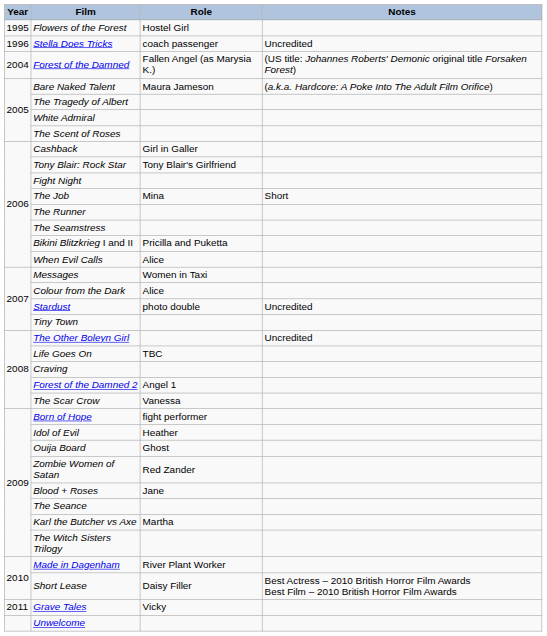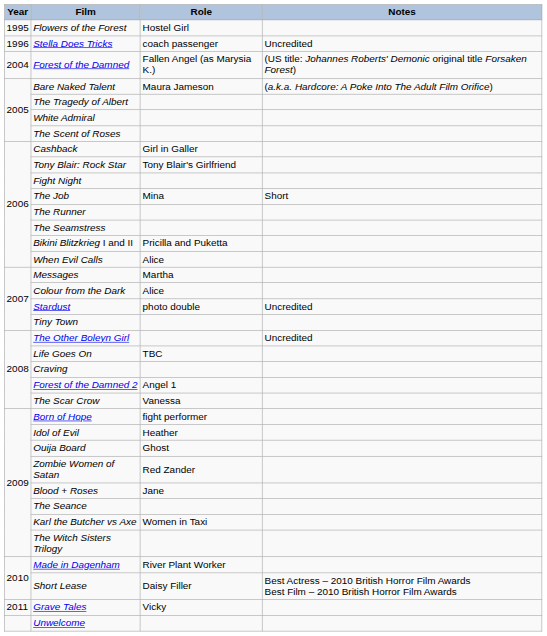(175, 275) Women in Taxi -> (158, 275) Martha
(158, 522) Martha -> (175, 522) Women in Taxi
